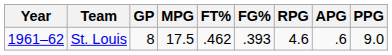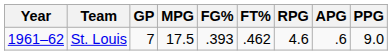columns swapped: (254, 16) <-> (216, 16)
(150, 39) 8 -> (150, 39) 7
